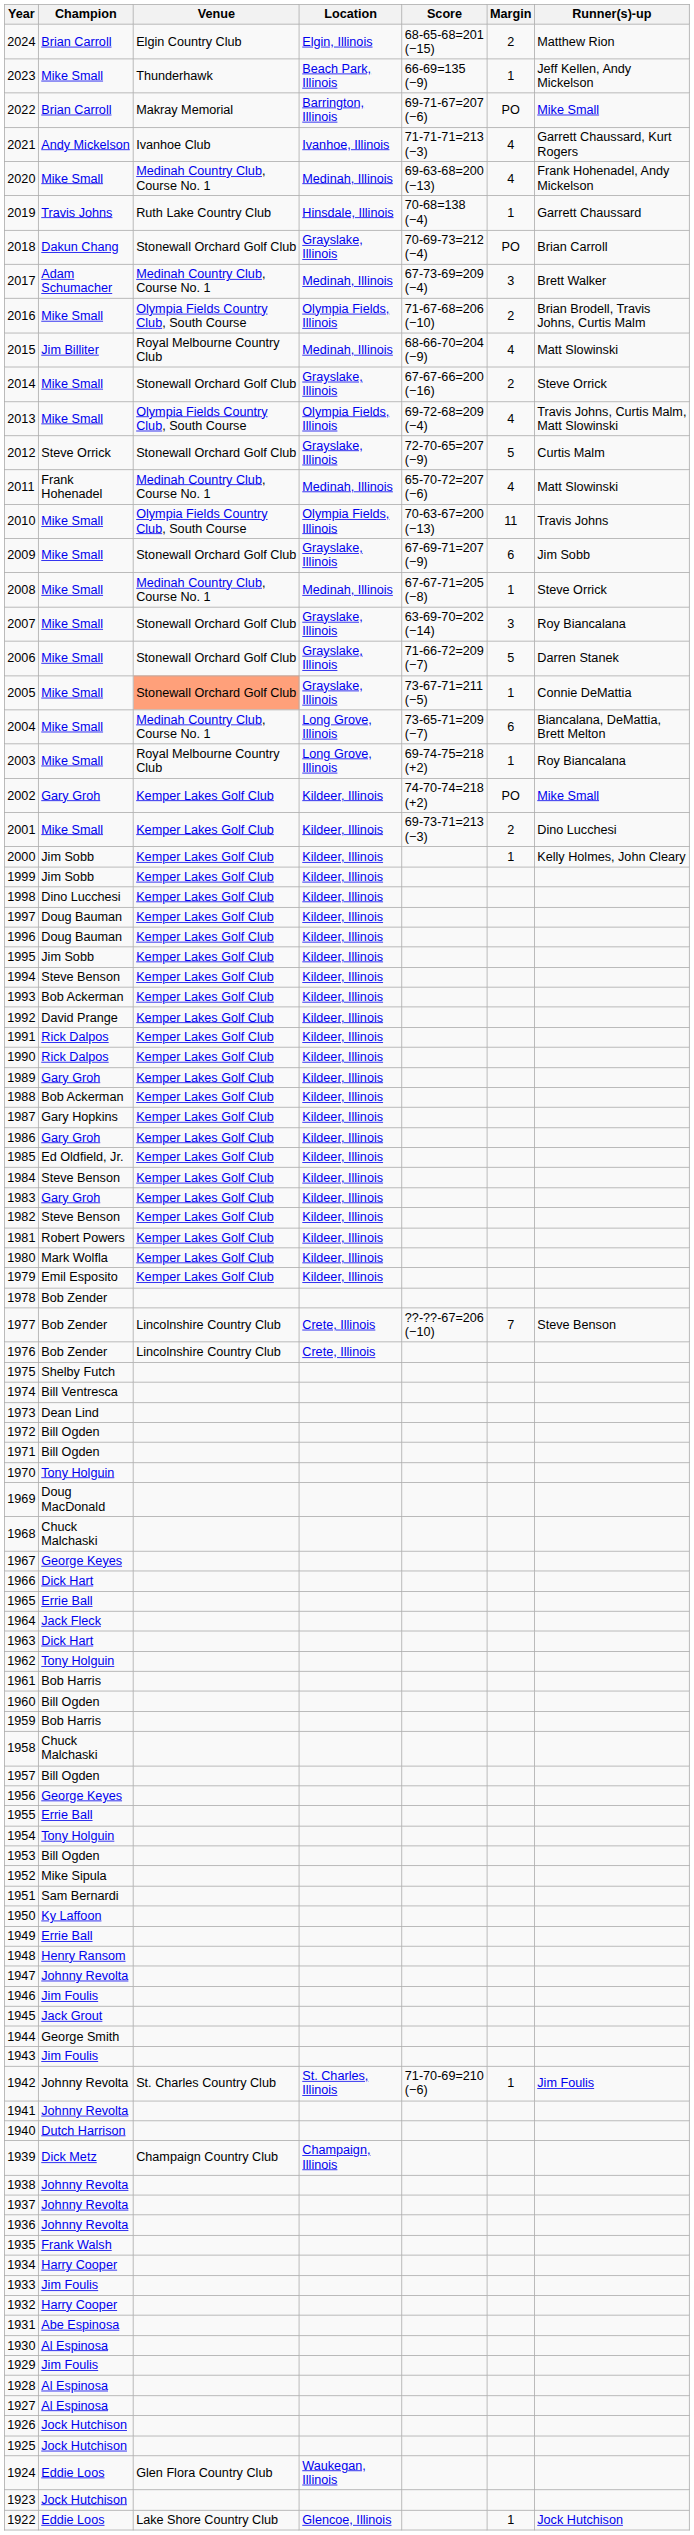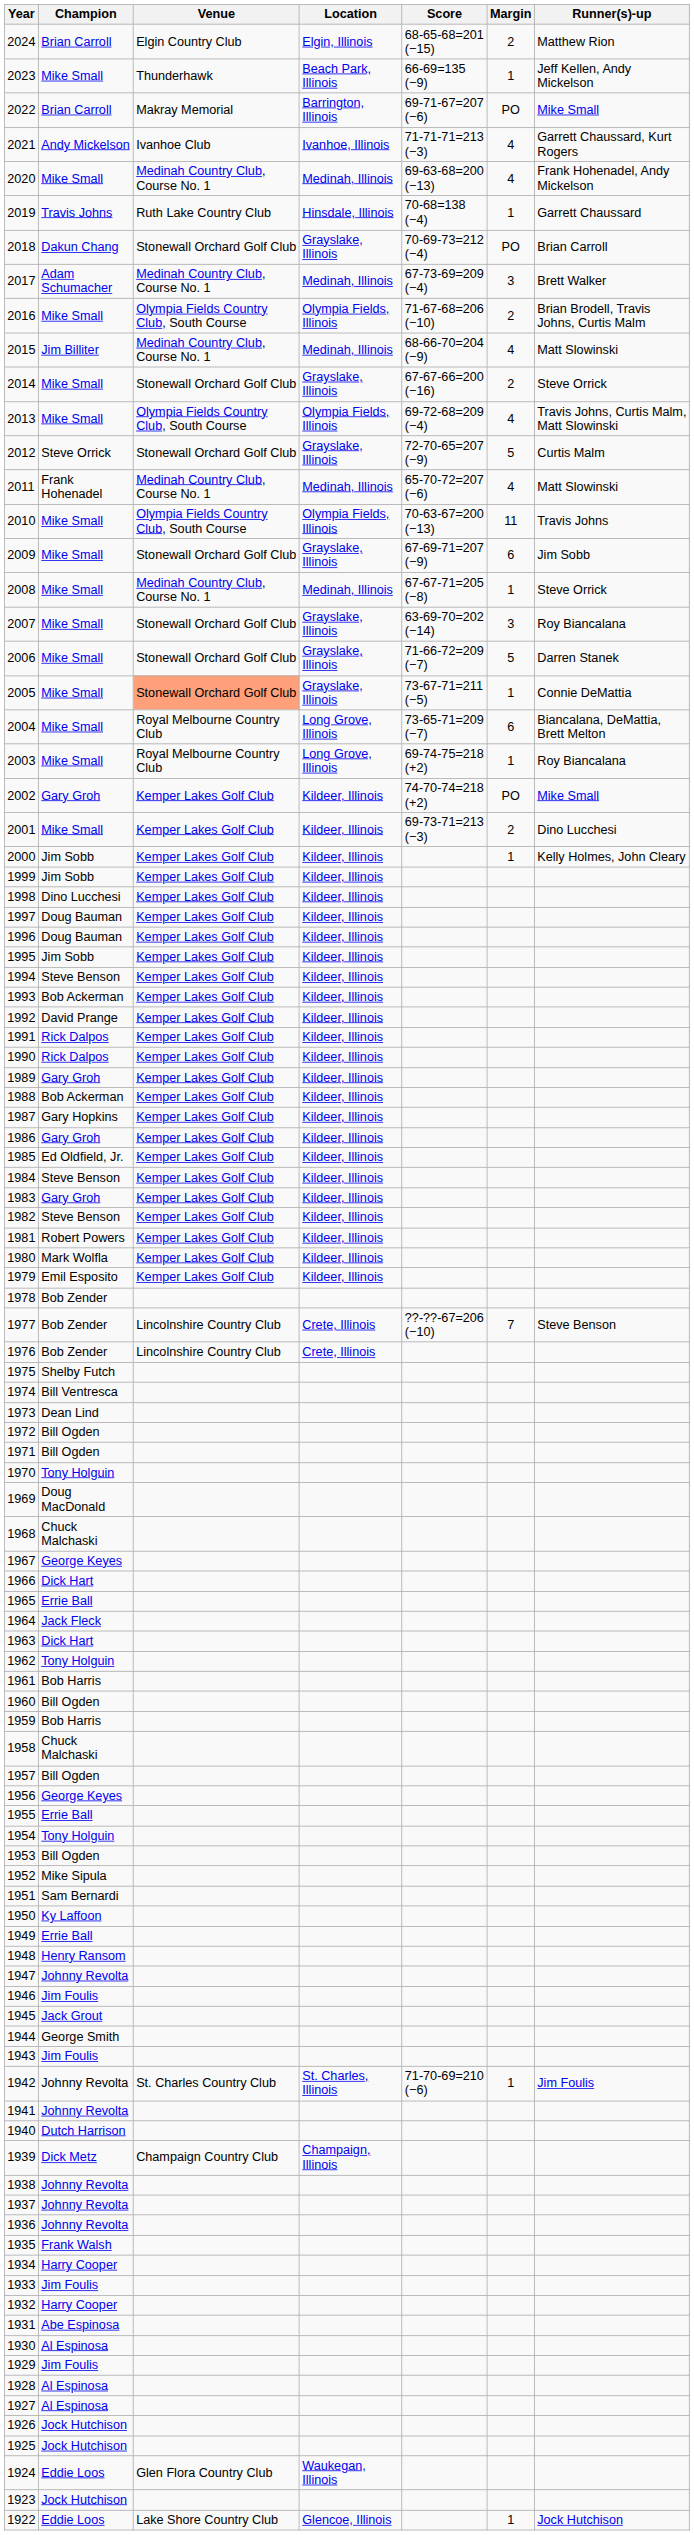(208, 350) Royal Melbourne Country Club -> (201, 350) Medinah Country Club, Course No. 1
(201, 727) Medinah Country Club, Course No. 1 -> (208, 727) Royal Melbourne Country Club
